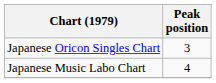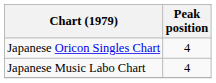(187, 48) 3 -> (187, 48) 4
